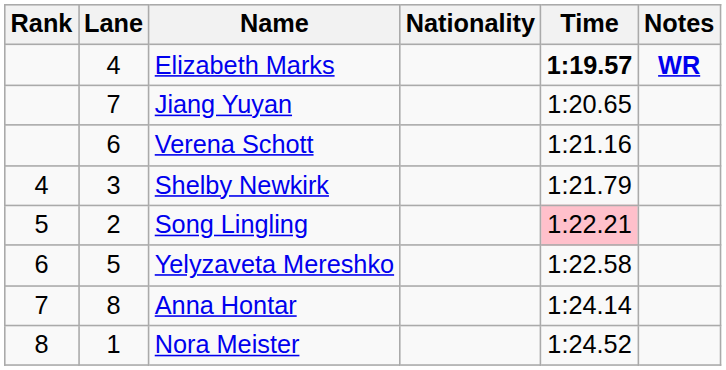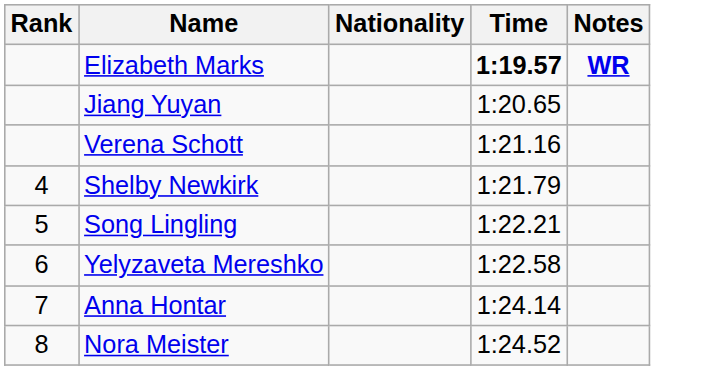- column: (114, 24)
(590, 225) pink background -> (519, 225) no background
